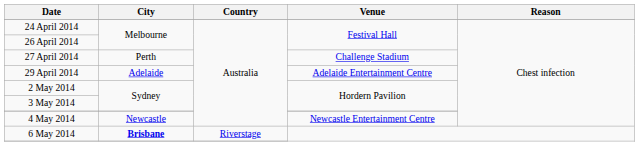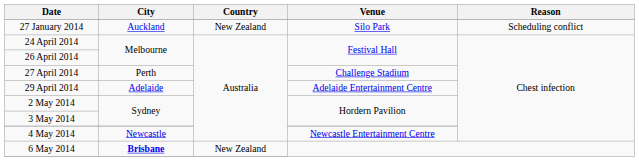+ row: (52, 27)
(240, 133) Riverstage -> (240, 149) New Zealand
